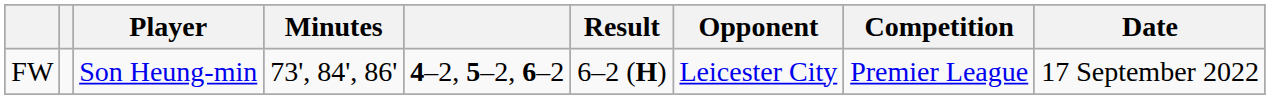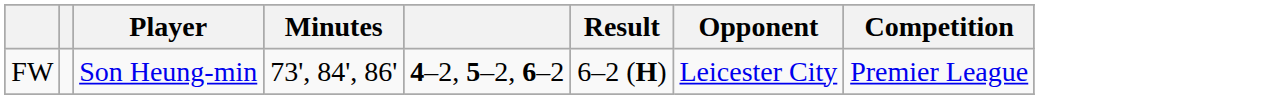- column: (1150, 26)
